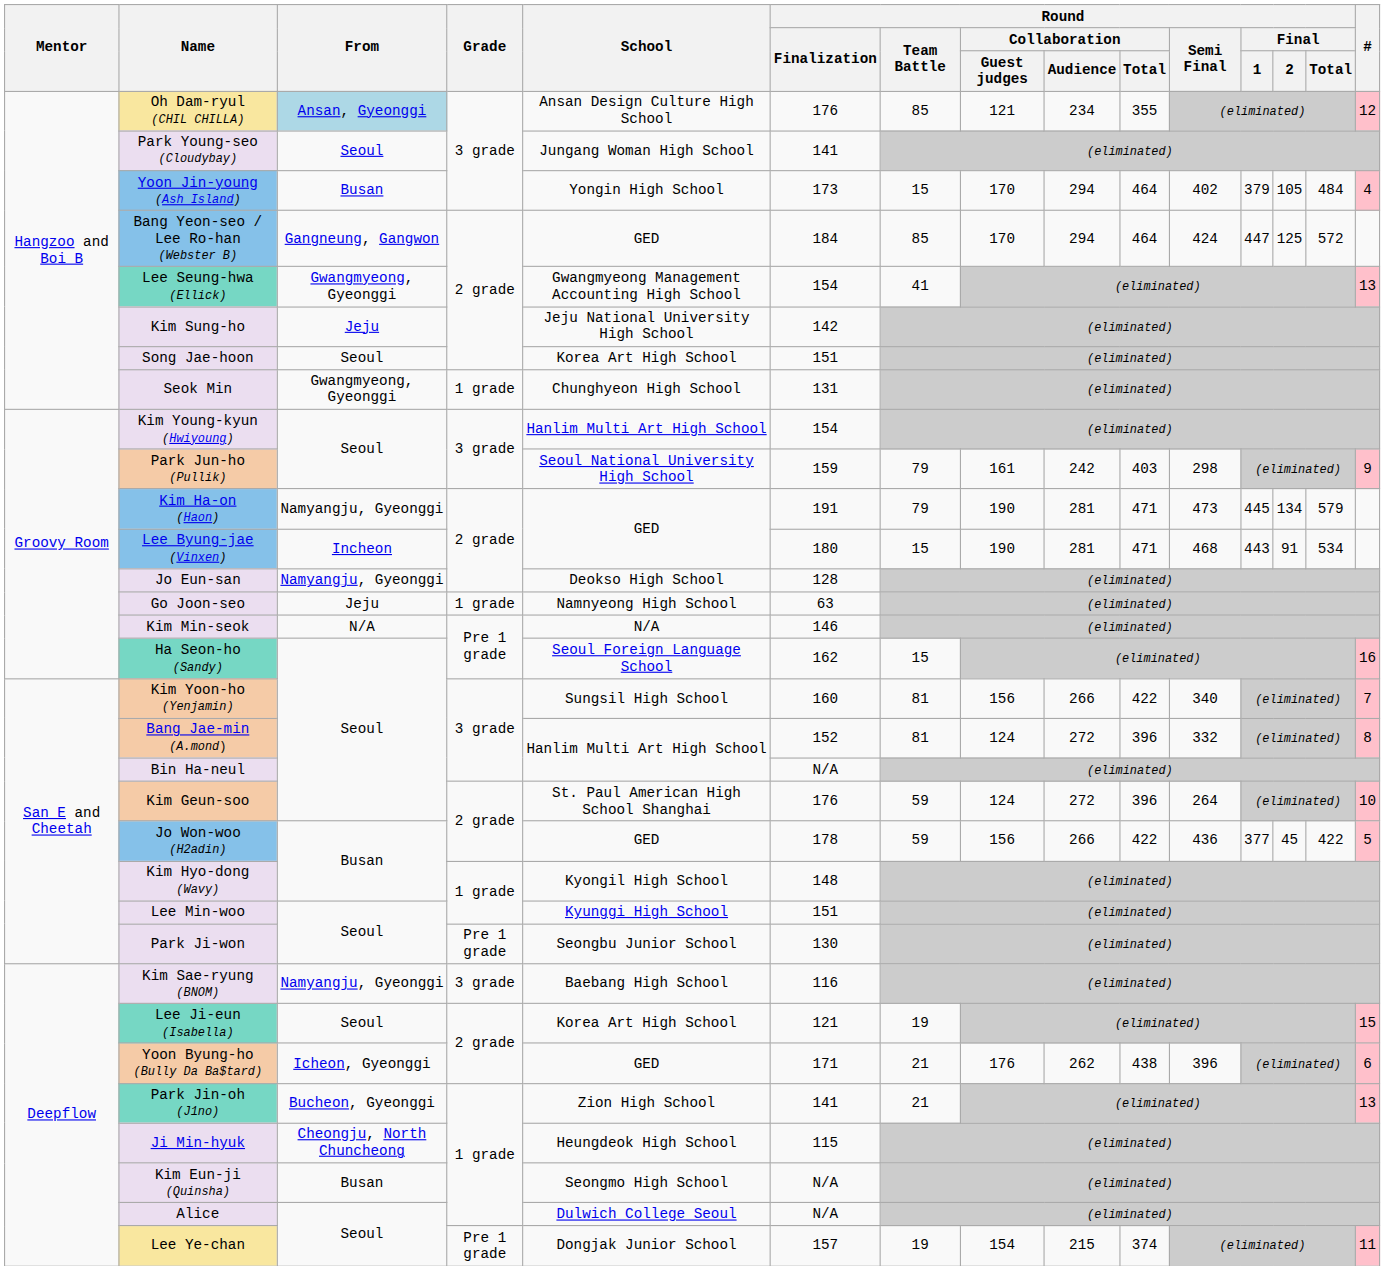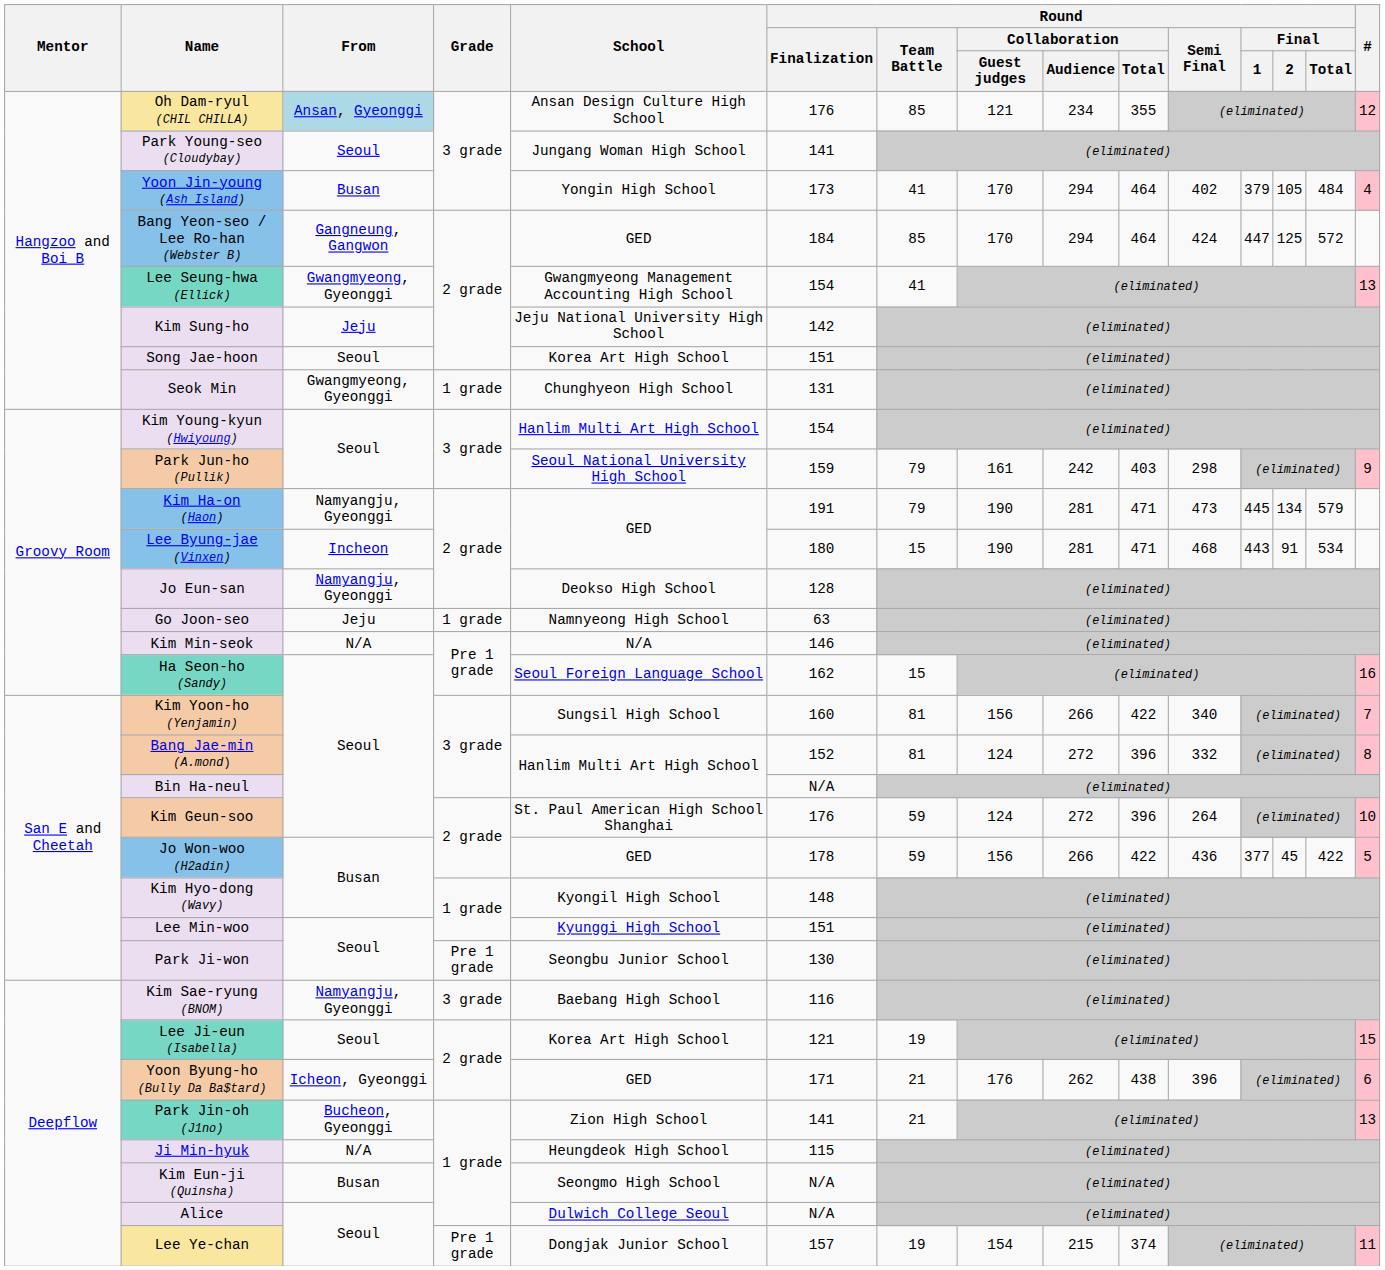(920, 190) 15 -> (917, 190) 41
(362, 1143) Cheongju, North Chuncheong -> (358, 1151) N/A
